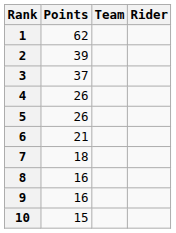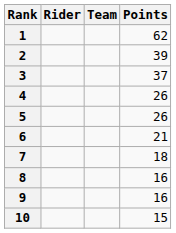columns swapped: (149, 15) <-> (66, 15)
